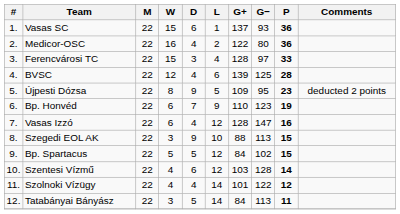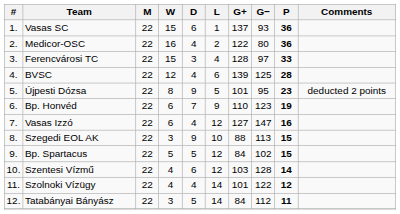(240, 91) 109 -> (240, 91) 101
(240, 122) 128 -> (240, 122) 127
(263, 201) 113 -> (263, 201) 112
